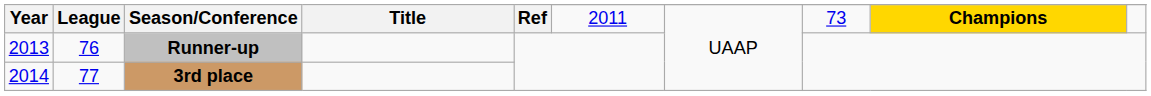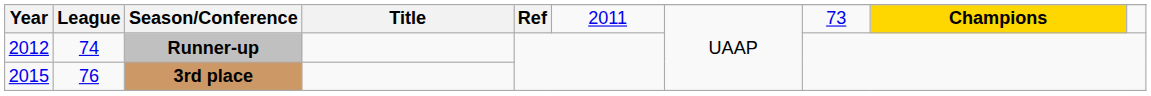(29, 47) 2013 -> (29, 47) 2012
(89, 47) 76 -> (89, 47) 74
(29, 76) 2014 -> (29, 76) 2015
(89, 76) 77 -> (89, 76) 76
